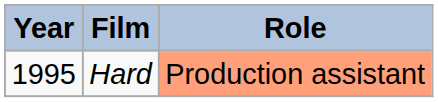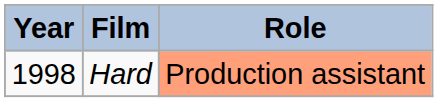(44, 74) 1995 -> (44, 74) 1998
